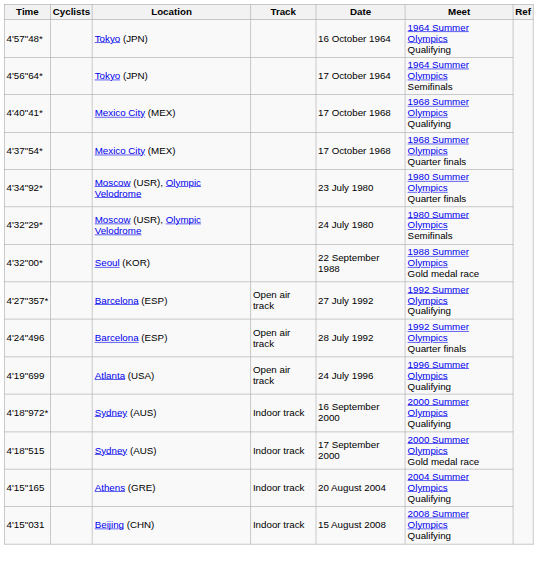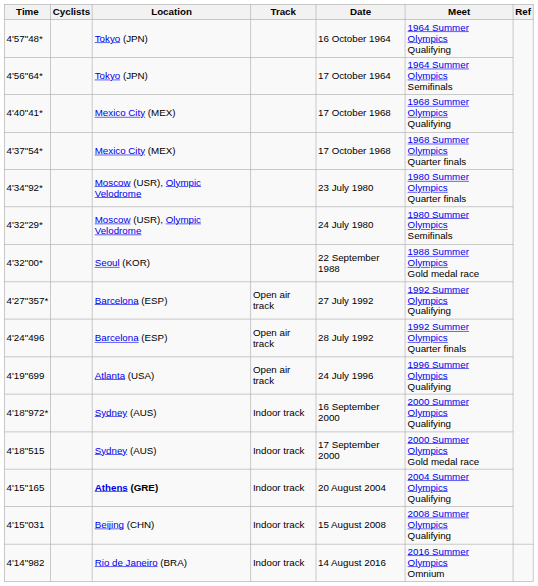(125, 487) normal -> (126, 487) bold
+ row: (26, 562)
